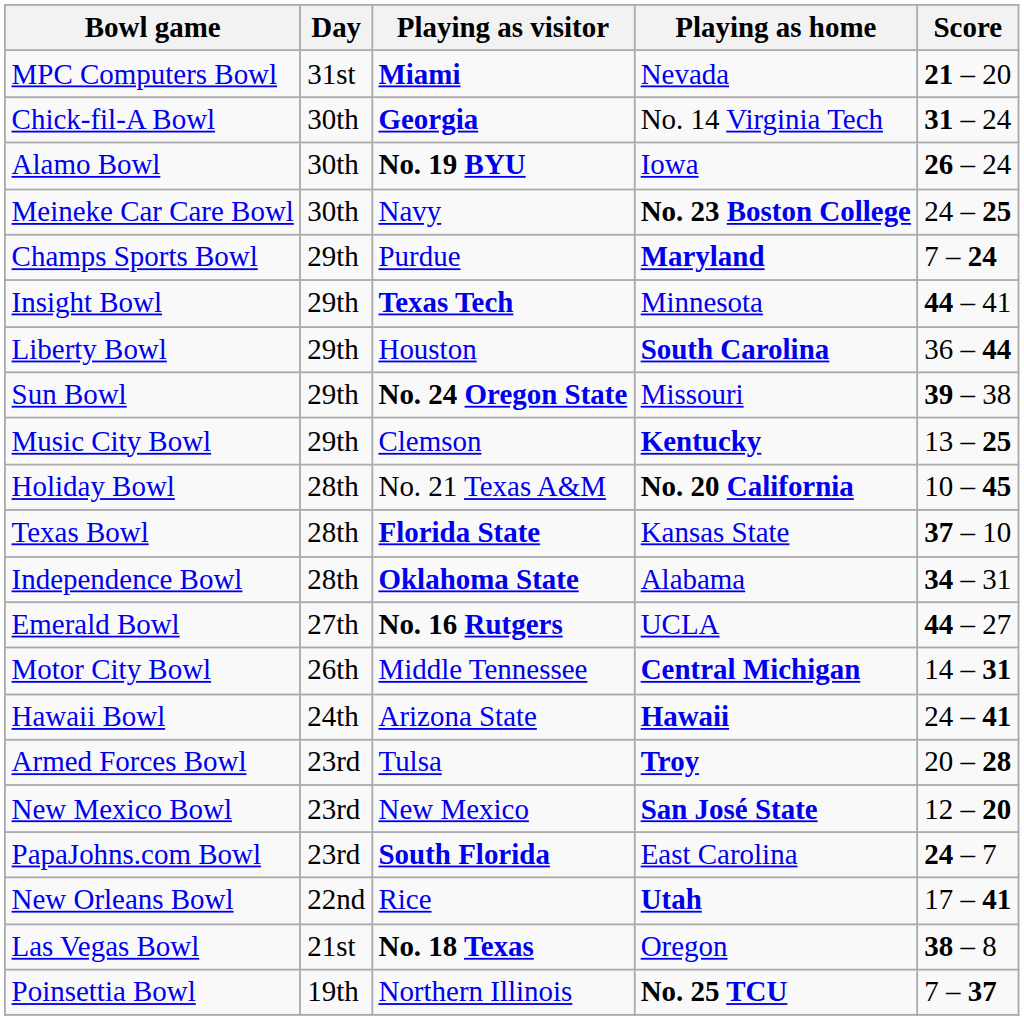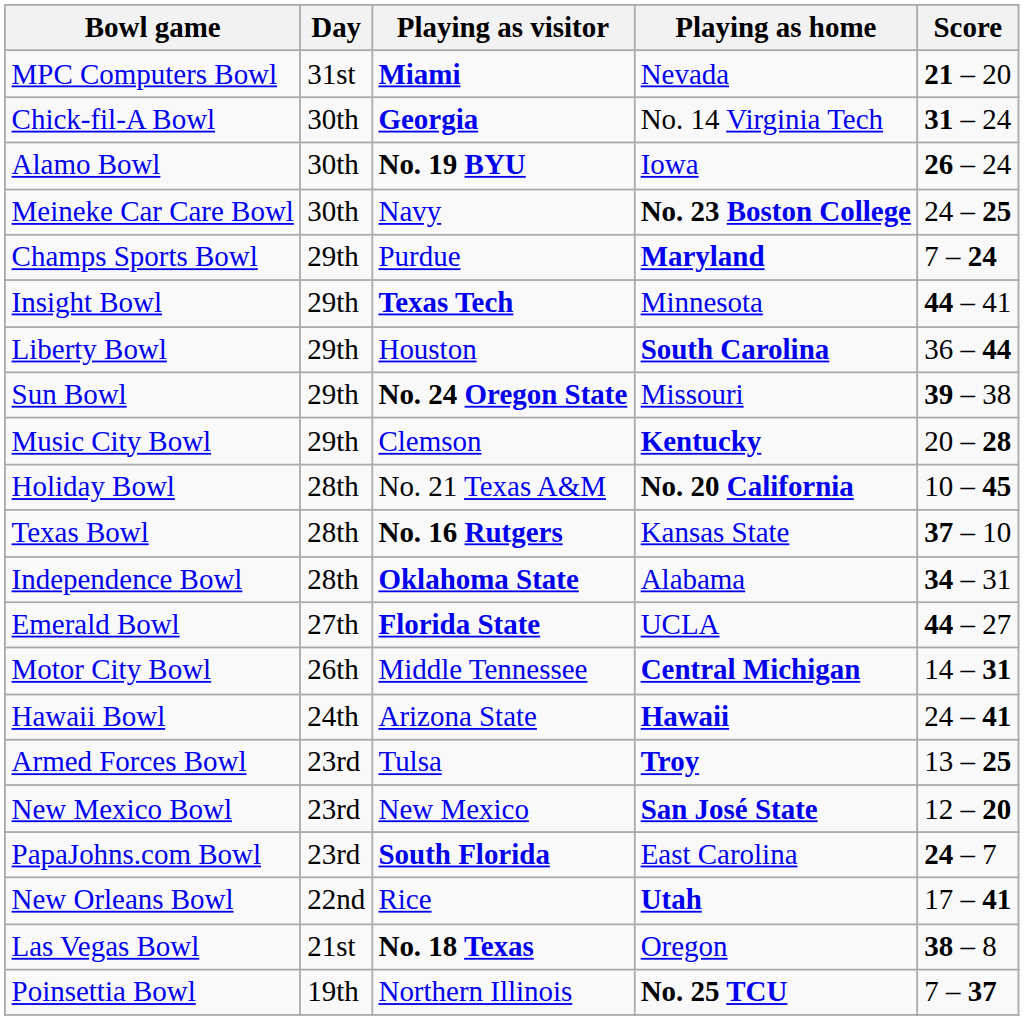(968, 440) 13 – 25 -> (968, 440) 20 – 28
(459, 532) Florida State -> (471, 532) No. 16 Rutgers
(471, 624) No. 16 Rutgers -> (459, 624) Florida State
(968, 762) 20 – 28 -> (968, 762) 13 – 25
